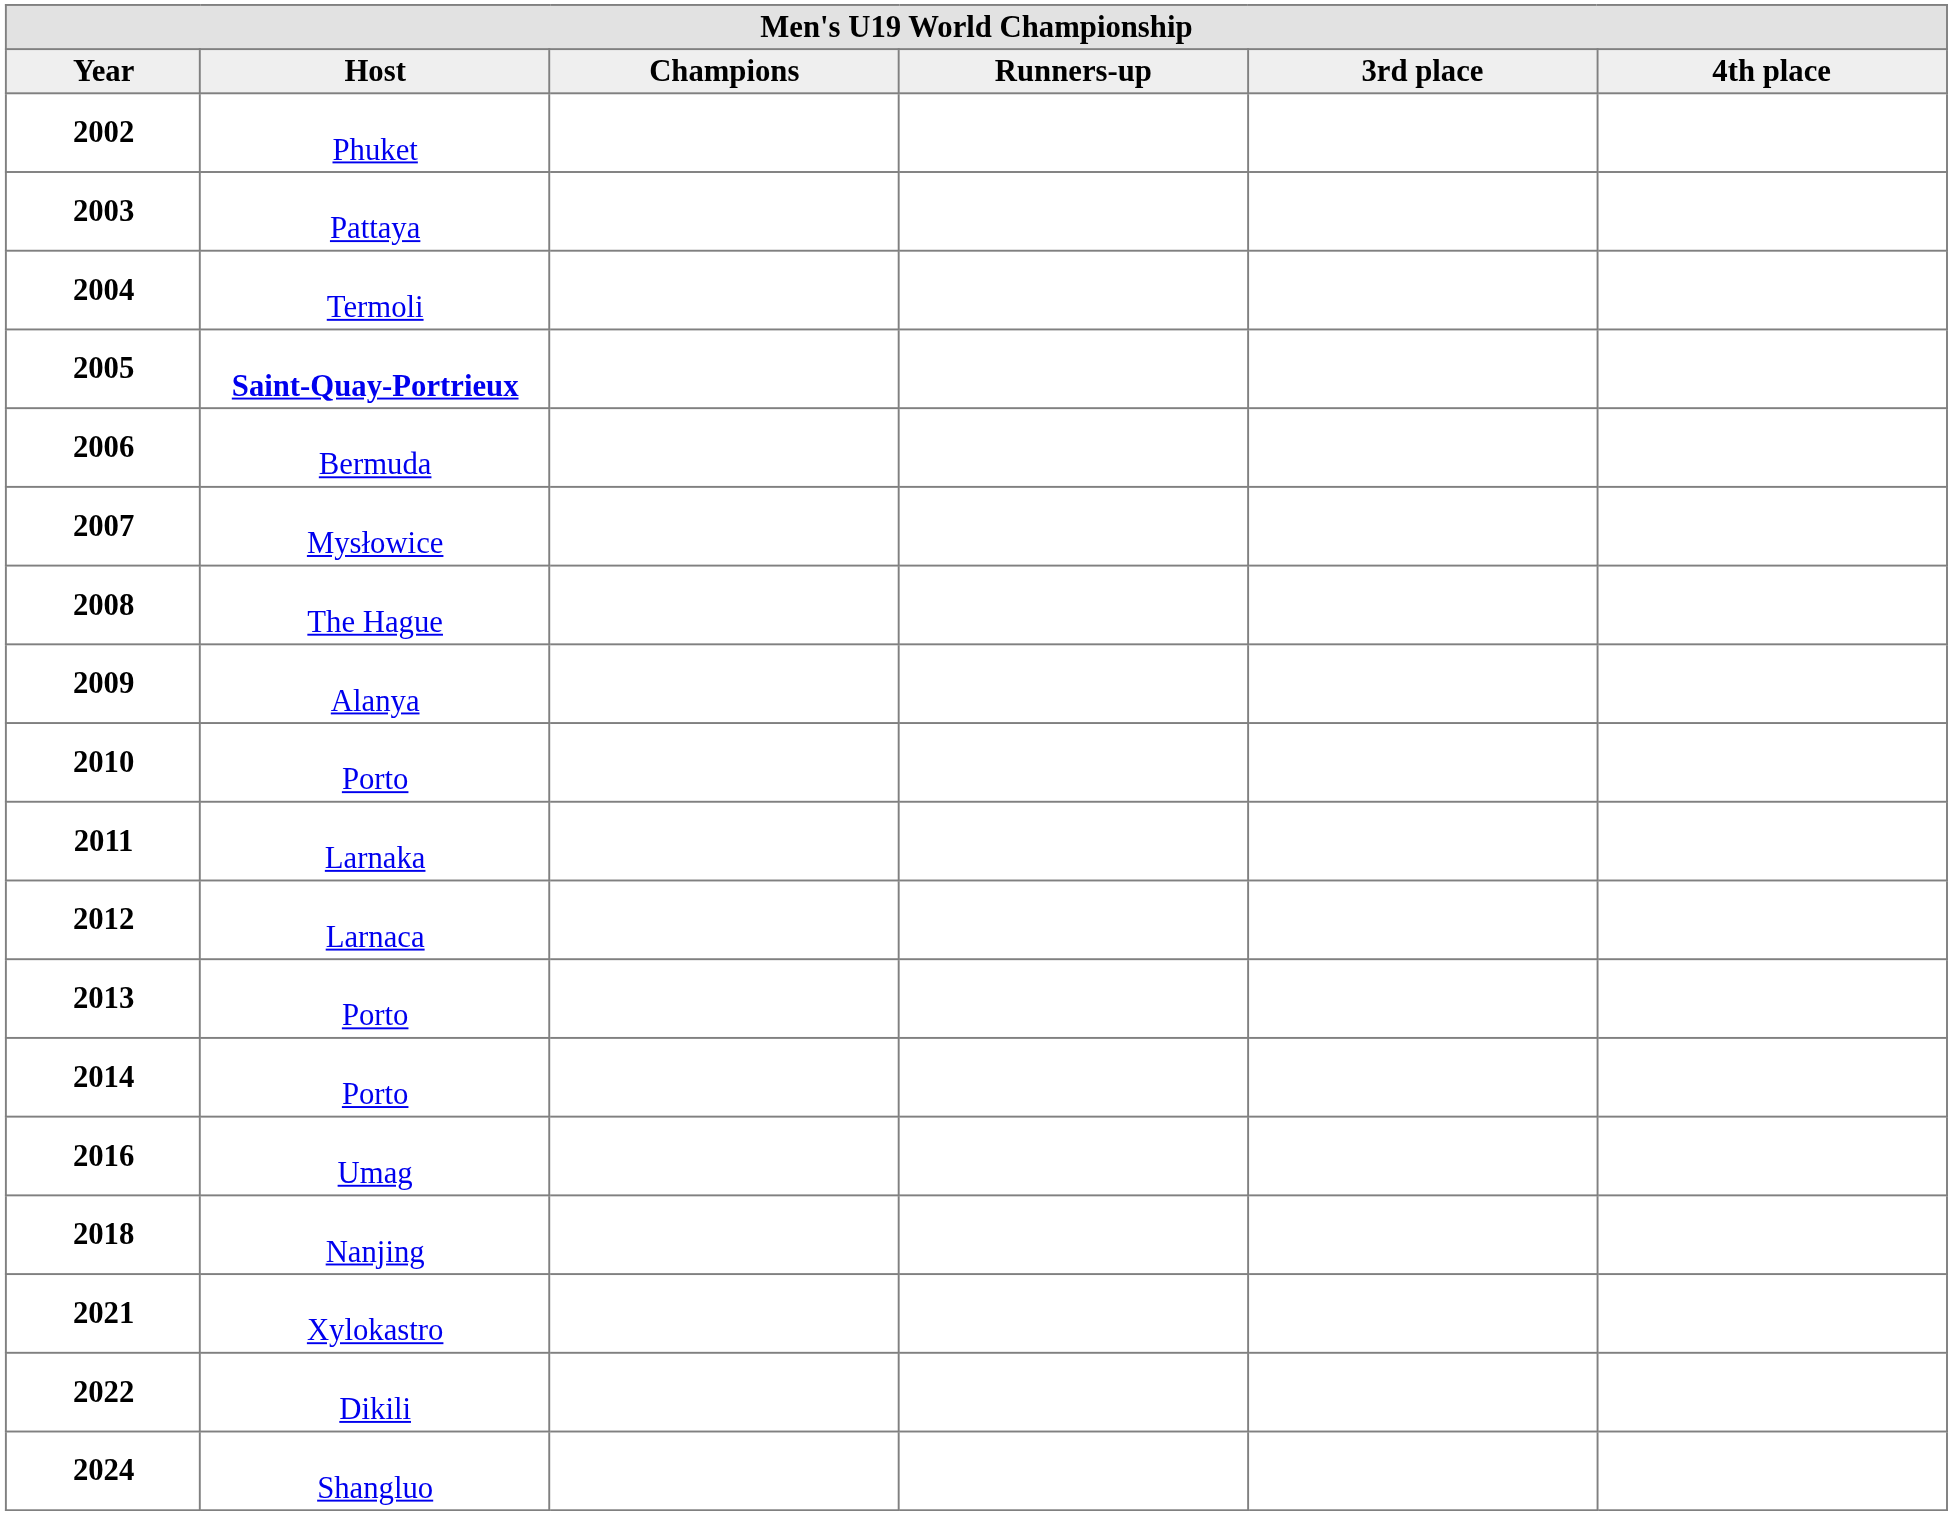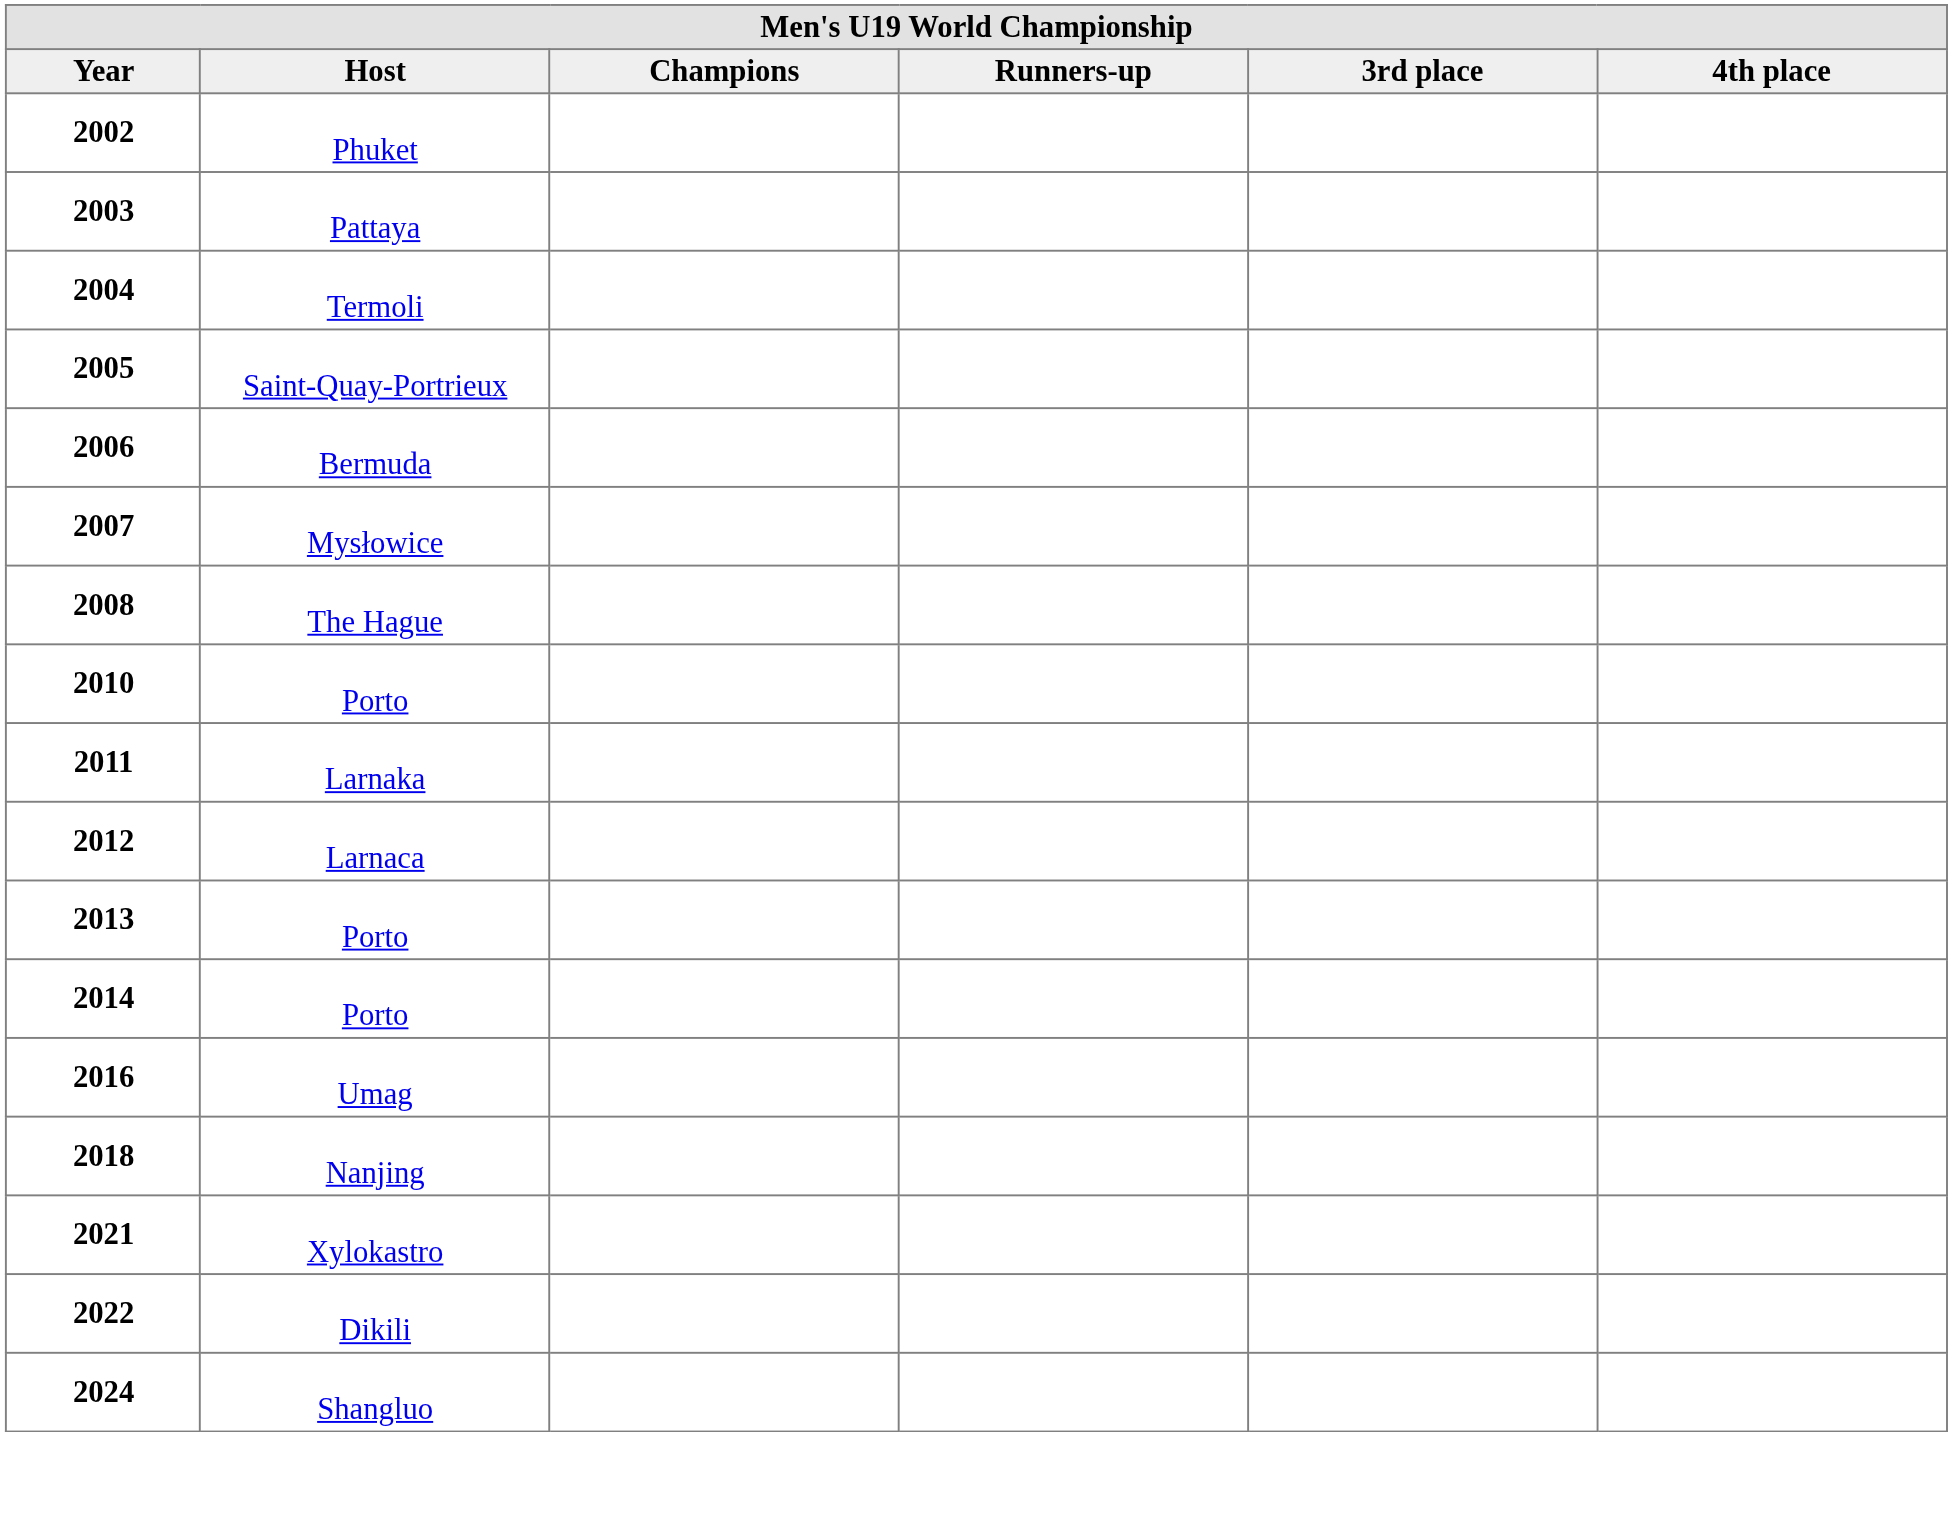(375, 385) bold -> (375, 385) normal
- row: (104, 683)
